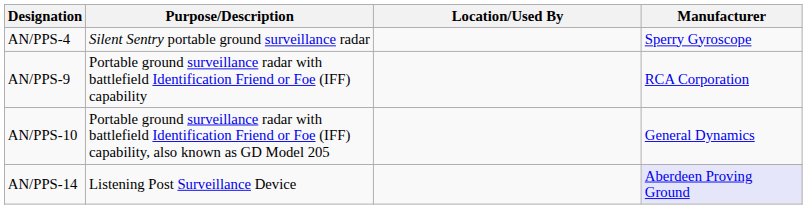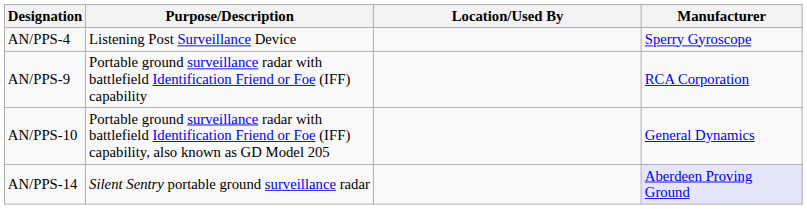(229, 39) Silent Sentry portable ground surveillance radar -> (193, 39) Listening Post Surveillance Device
(193, 184) Listening Post Surveillance Device -> (229, 184) Silent Sentry portable ground surveillance radar
